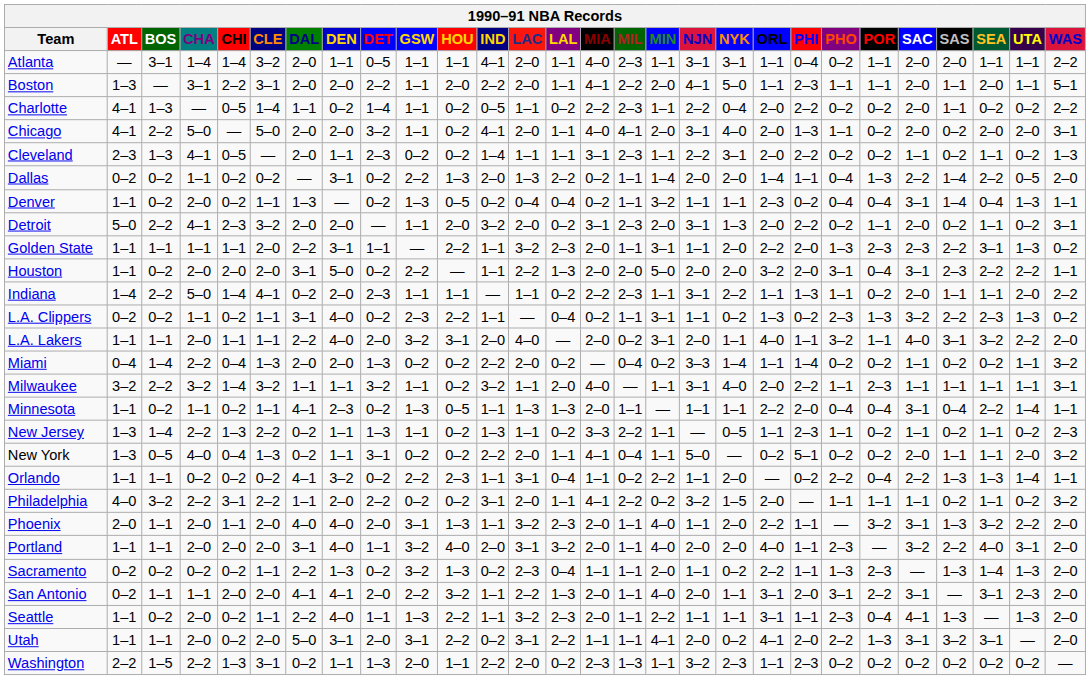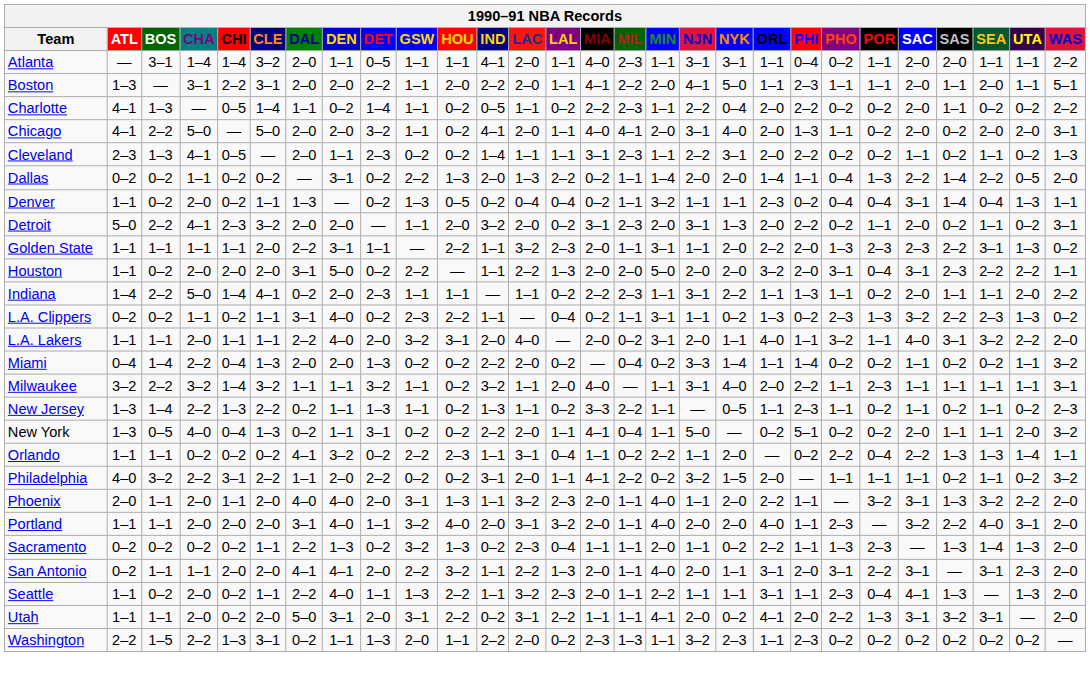- row: (42, 409)
